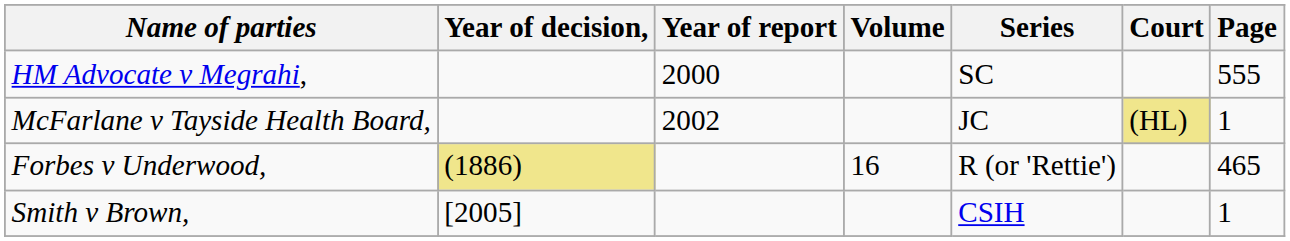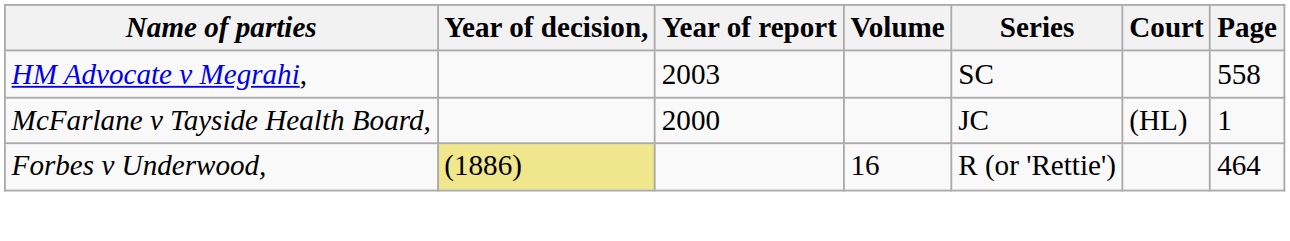(691, 73) 2000 -> (691, 73) 2003
(1239, 73) 555 -> (1239, 73) 558
(691, 119) 2002 -> (691, 119) 2000
(1158, 119) khaki background -> (1158, 119) no background
(1239, 166) 465 -> (1239, 166) 464
- row: (100, 212)
